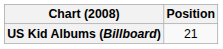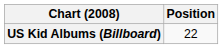(191, 33) 21 -> (191, 33) 22
